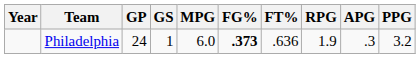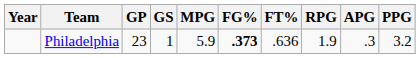(139, 41) 24 -> (139, 41) 23
(206, 41) 6.0 -> (206, 41) 5.9
